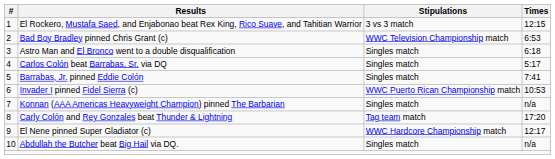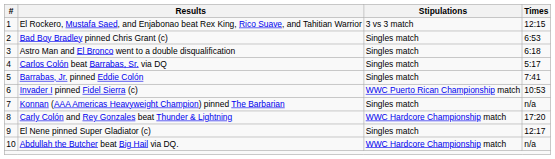(437, 37) WWC Television Championship match -> (392, 37) Singles match
(396, 117) Tag team match -> (436, 117) WWC Hardcore Championship match
(436, 130) WWC Hardcore Championship match -> (392, 130) Singles match
(392, 143) Singles match -> (436, 143) WWC Hardcore Championship match
